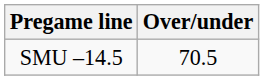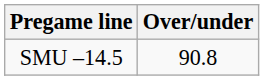(198, 57) 70.5 -> (198, 57) 90.8
